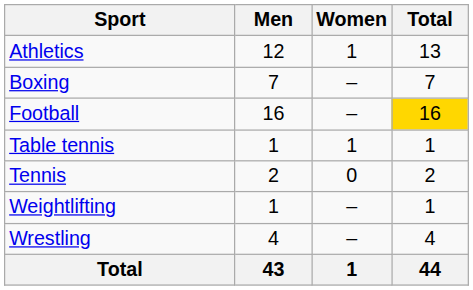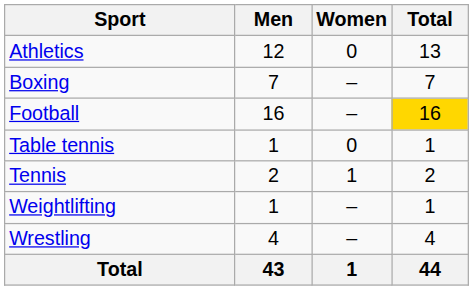(352, 51) 1 -> (352, 51) 0
(352, 144) 1 -> (352, 144) 0
(352, 176) 0 -> (352, 176) 1
